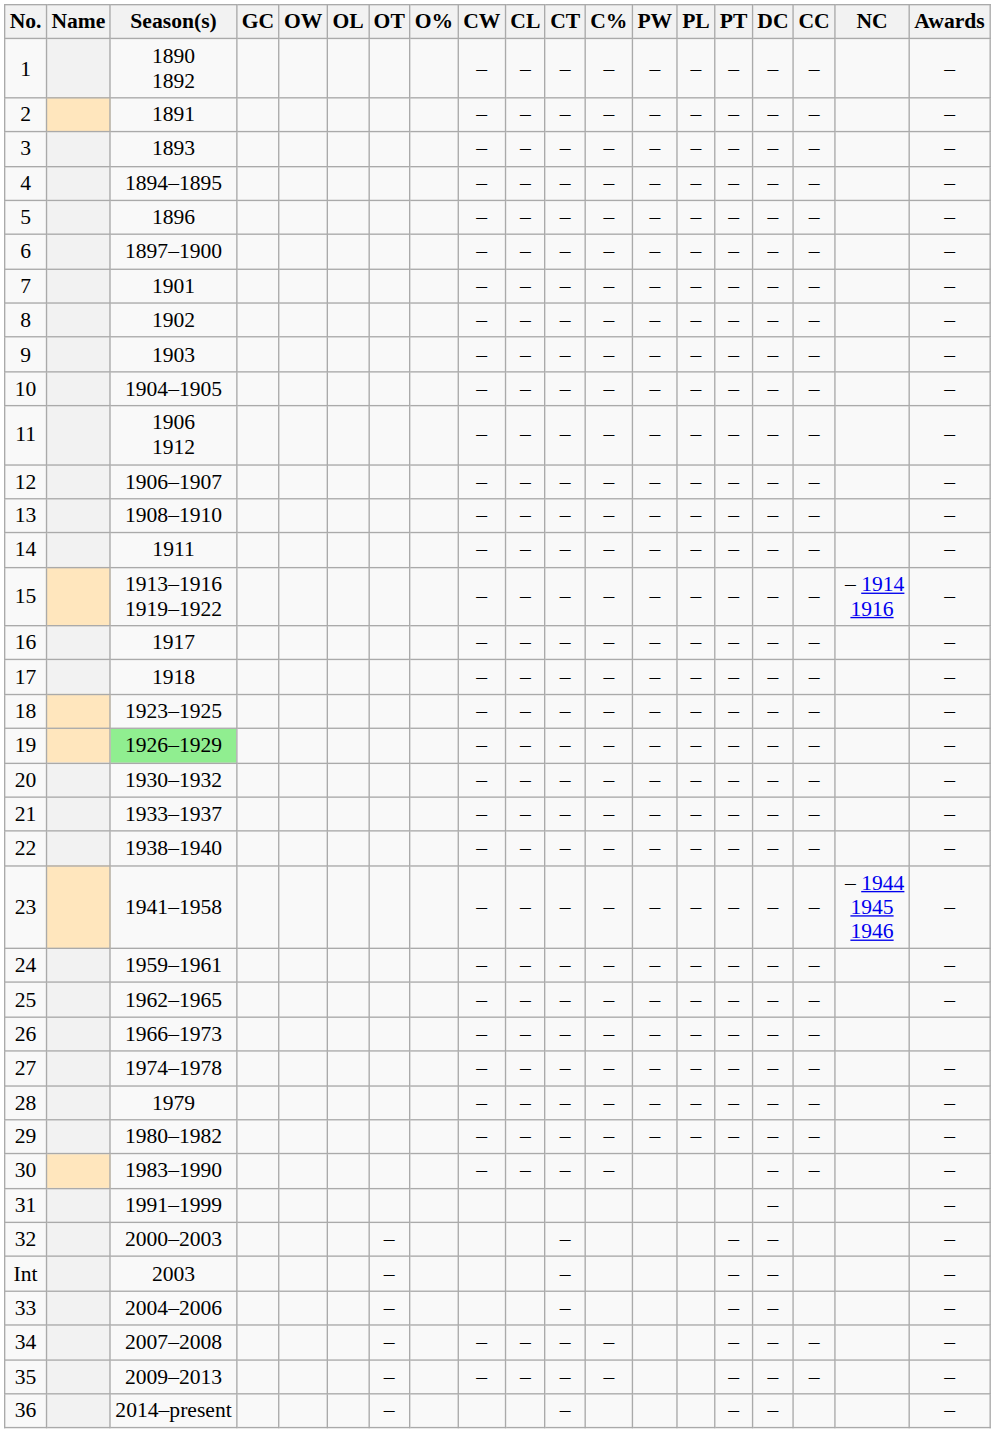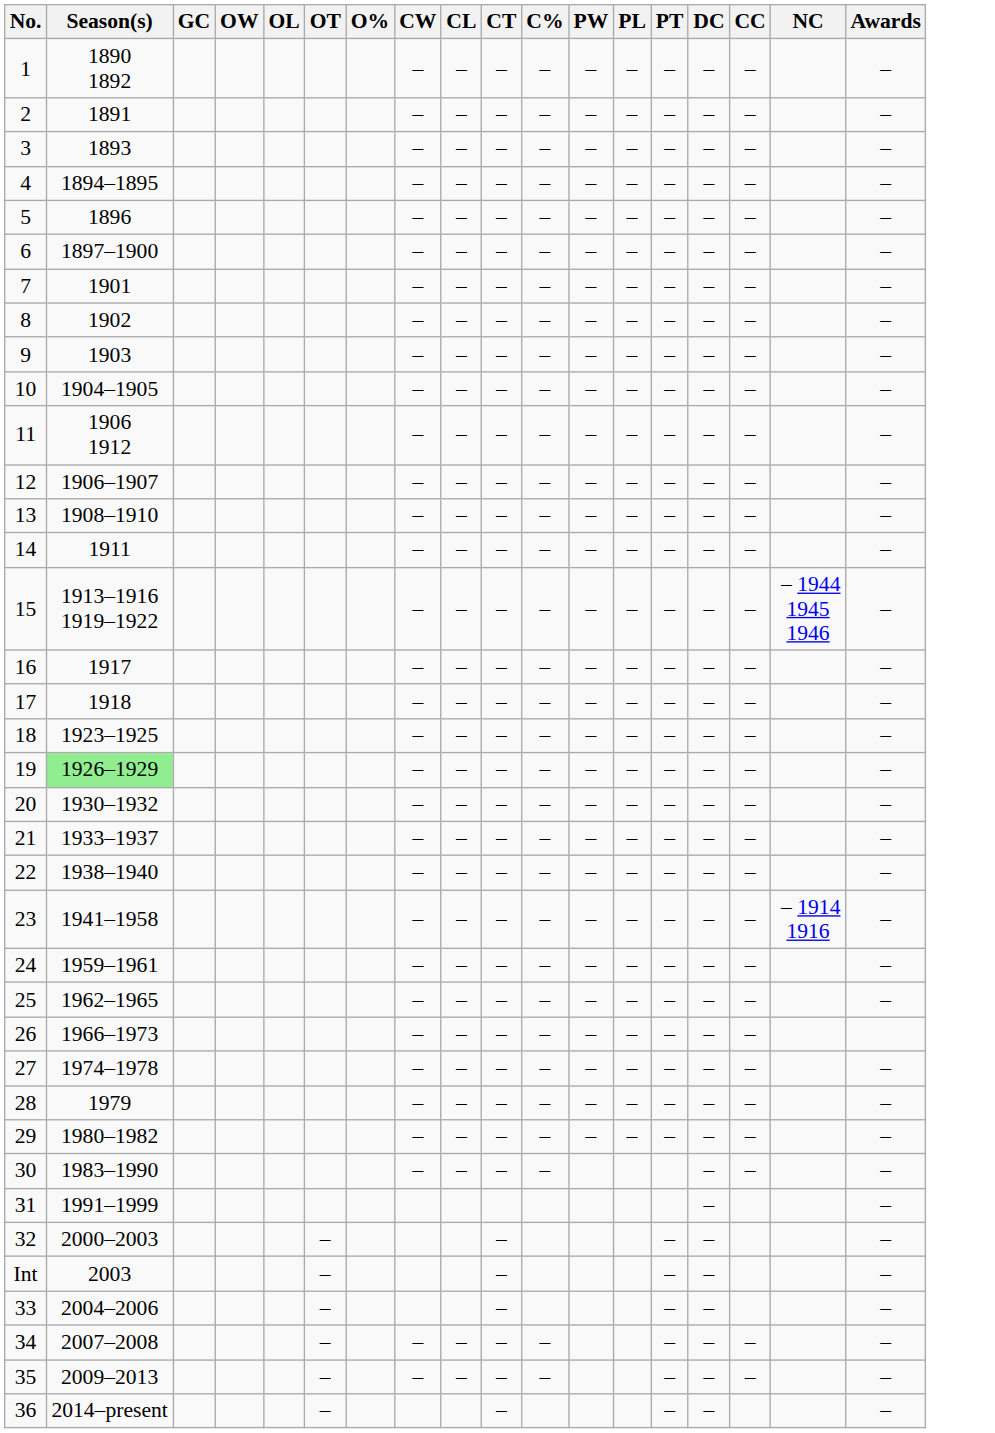- column: (78, 21)
(872, 596) – 1914 1916 -> (808, 608) – 1944 1945 1946
(872, 906) – 1944 1945 1946 -> (808, 918) – 1914 1916
